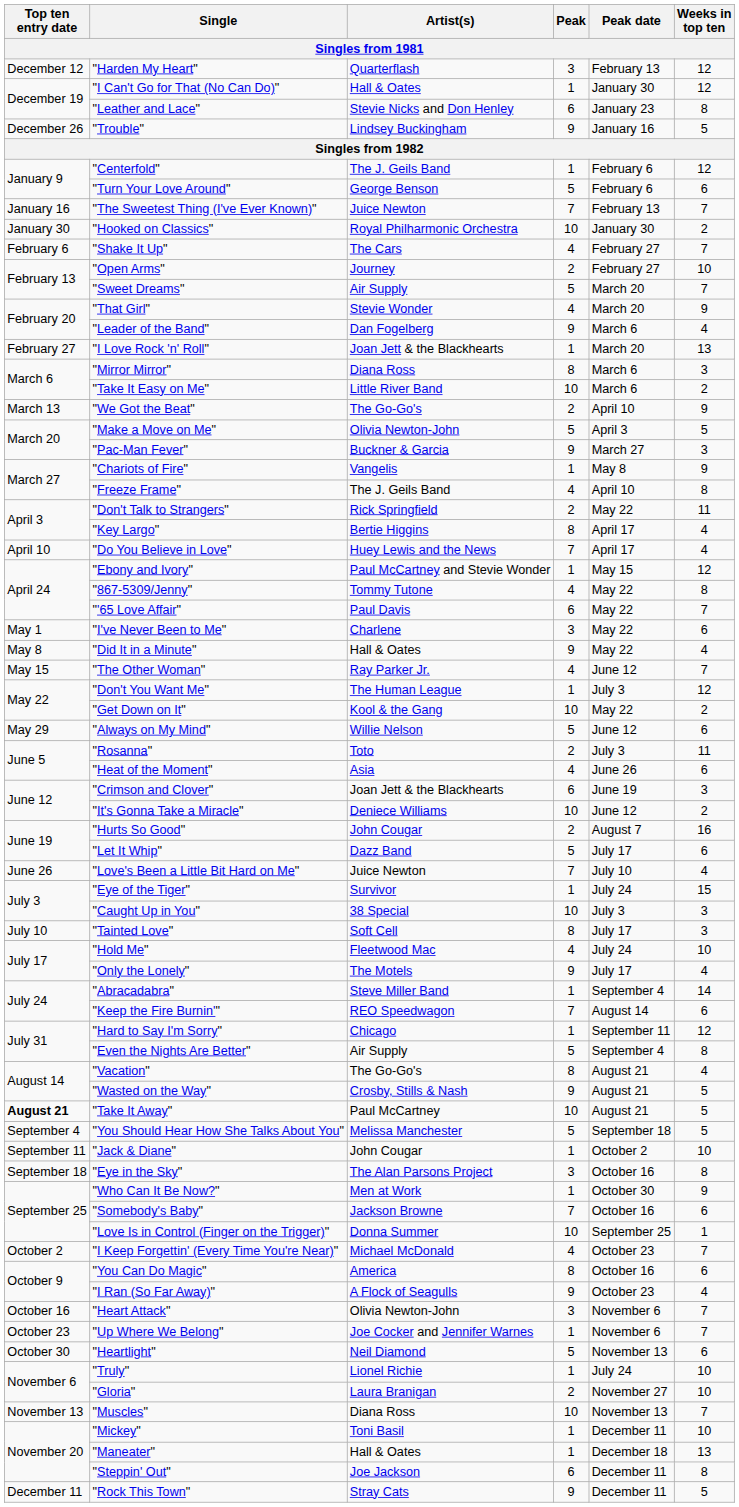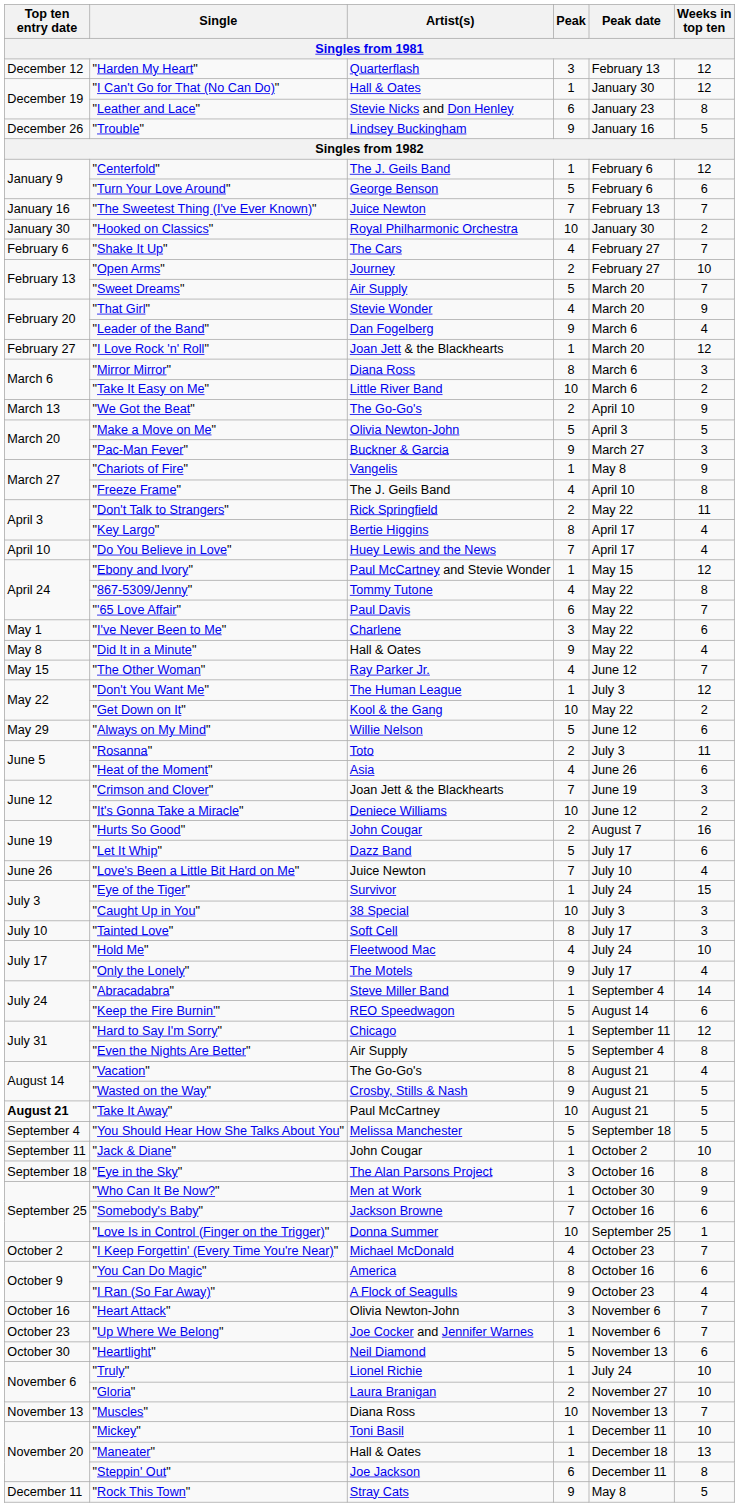(704, 349) 13 -> (704, 349) 12
(571, 790) 6 -> (571, 790) 7
(571, 1011) 7 -> (571, 1011) 5
(629, 1492) December 11 -> (609, 1492) May 8
